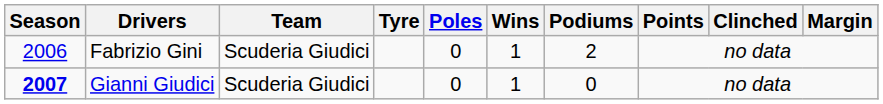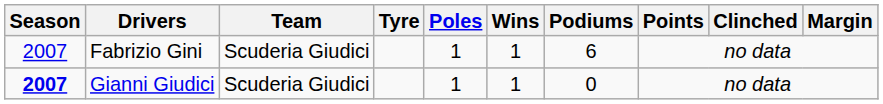(45, 52) 2006 -> (45, 52) 2007
(456, 52) 0 -> (456, 52) 1
(591, 52) 2 -> (591, 52) 6
(456, 83) 0 -> (456, 83) 1
